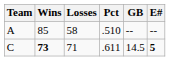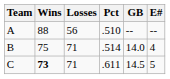(43, 30) 85 -> (43, 30) 88
(72, 30) 58 -> (72, 30) 56
+ row: (10, 47)
(153, 47) bold -> (153, 64) normal
